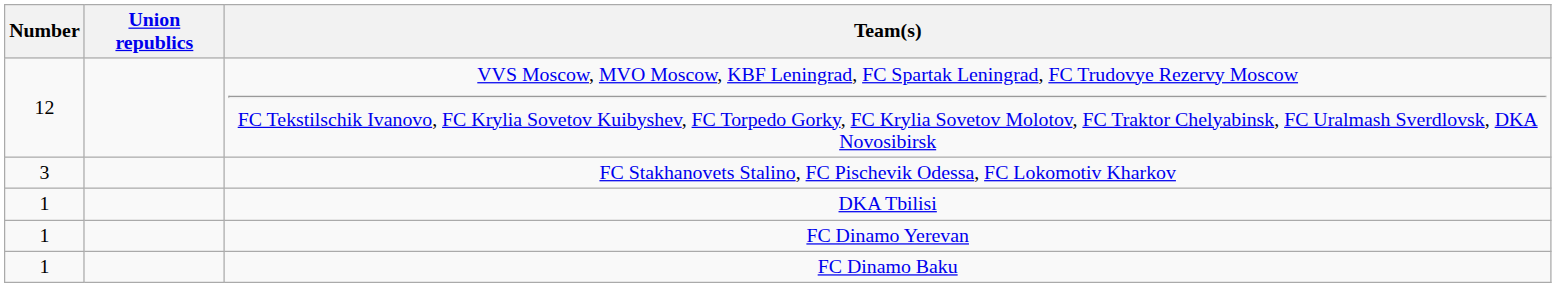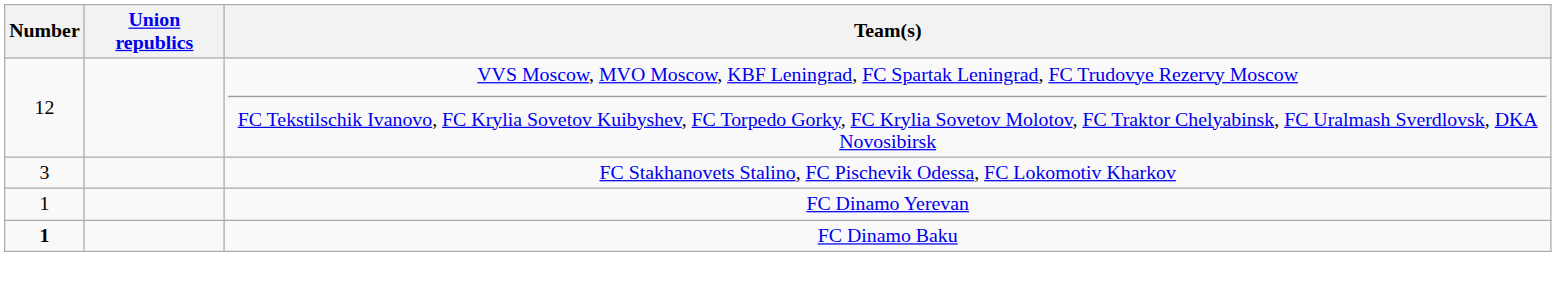- row: (888, 203)
(44, 266) normal -> (44, 235) bold
